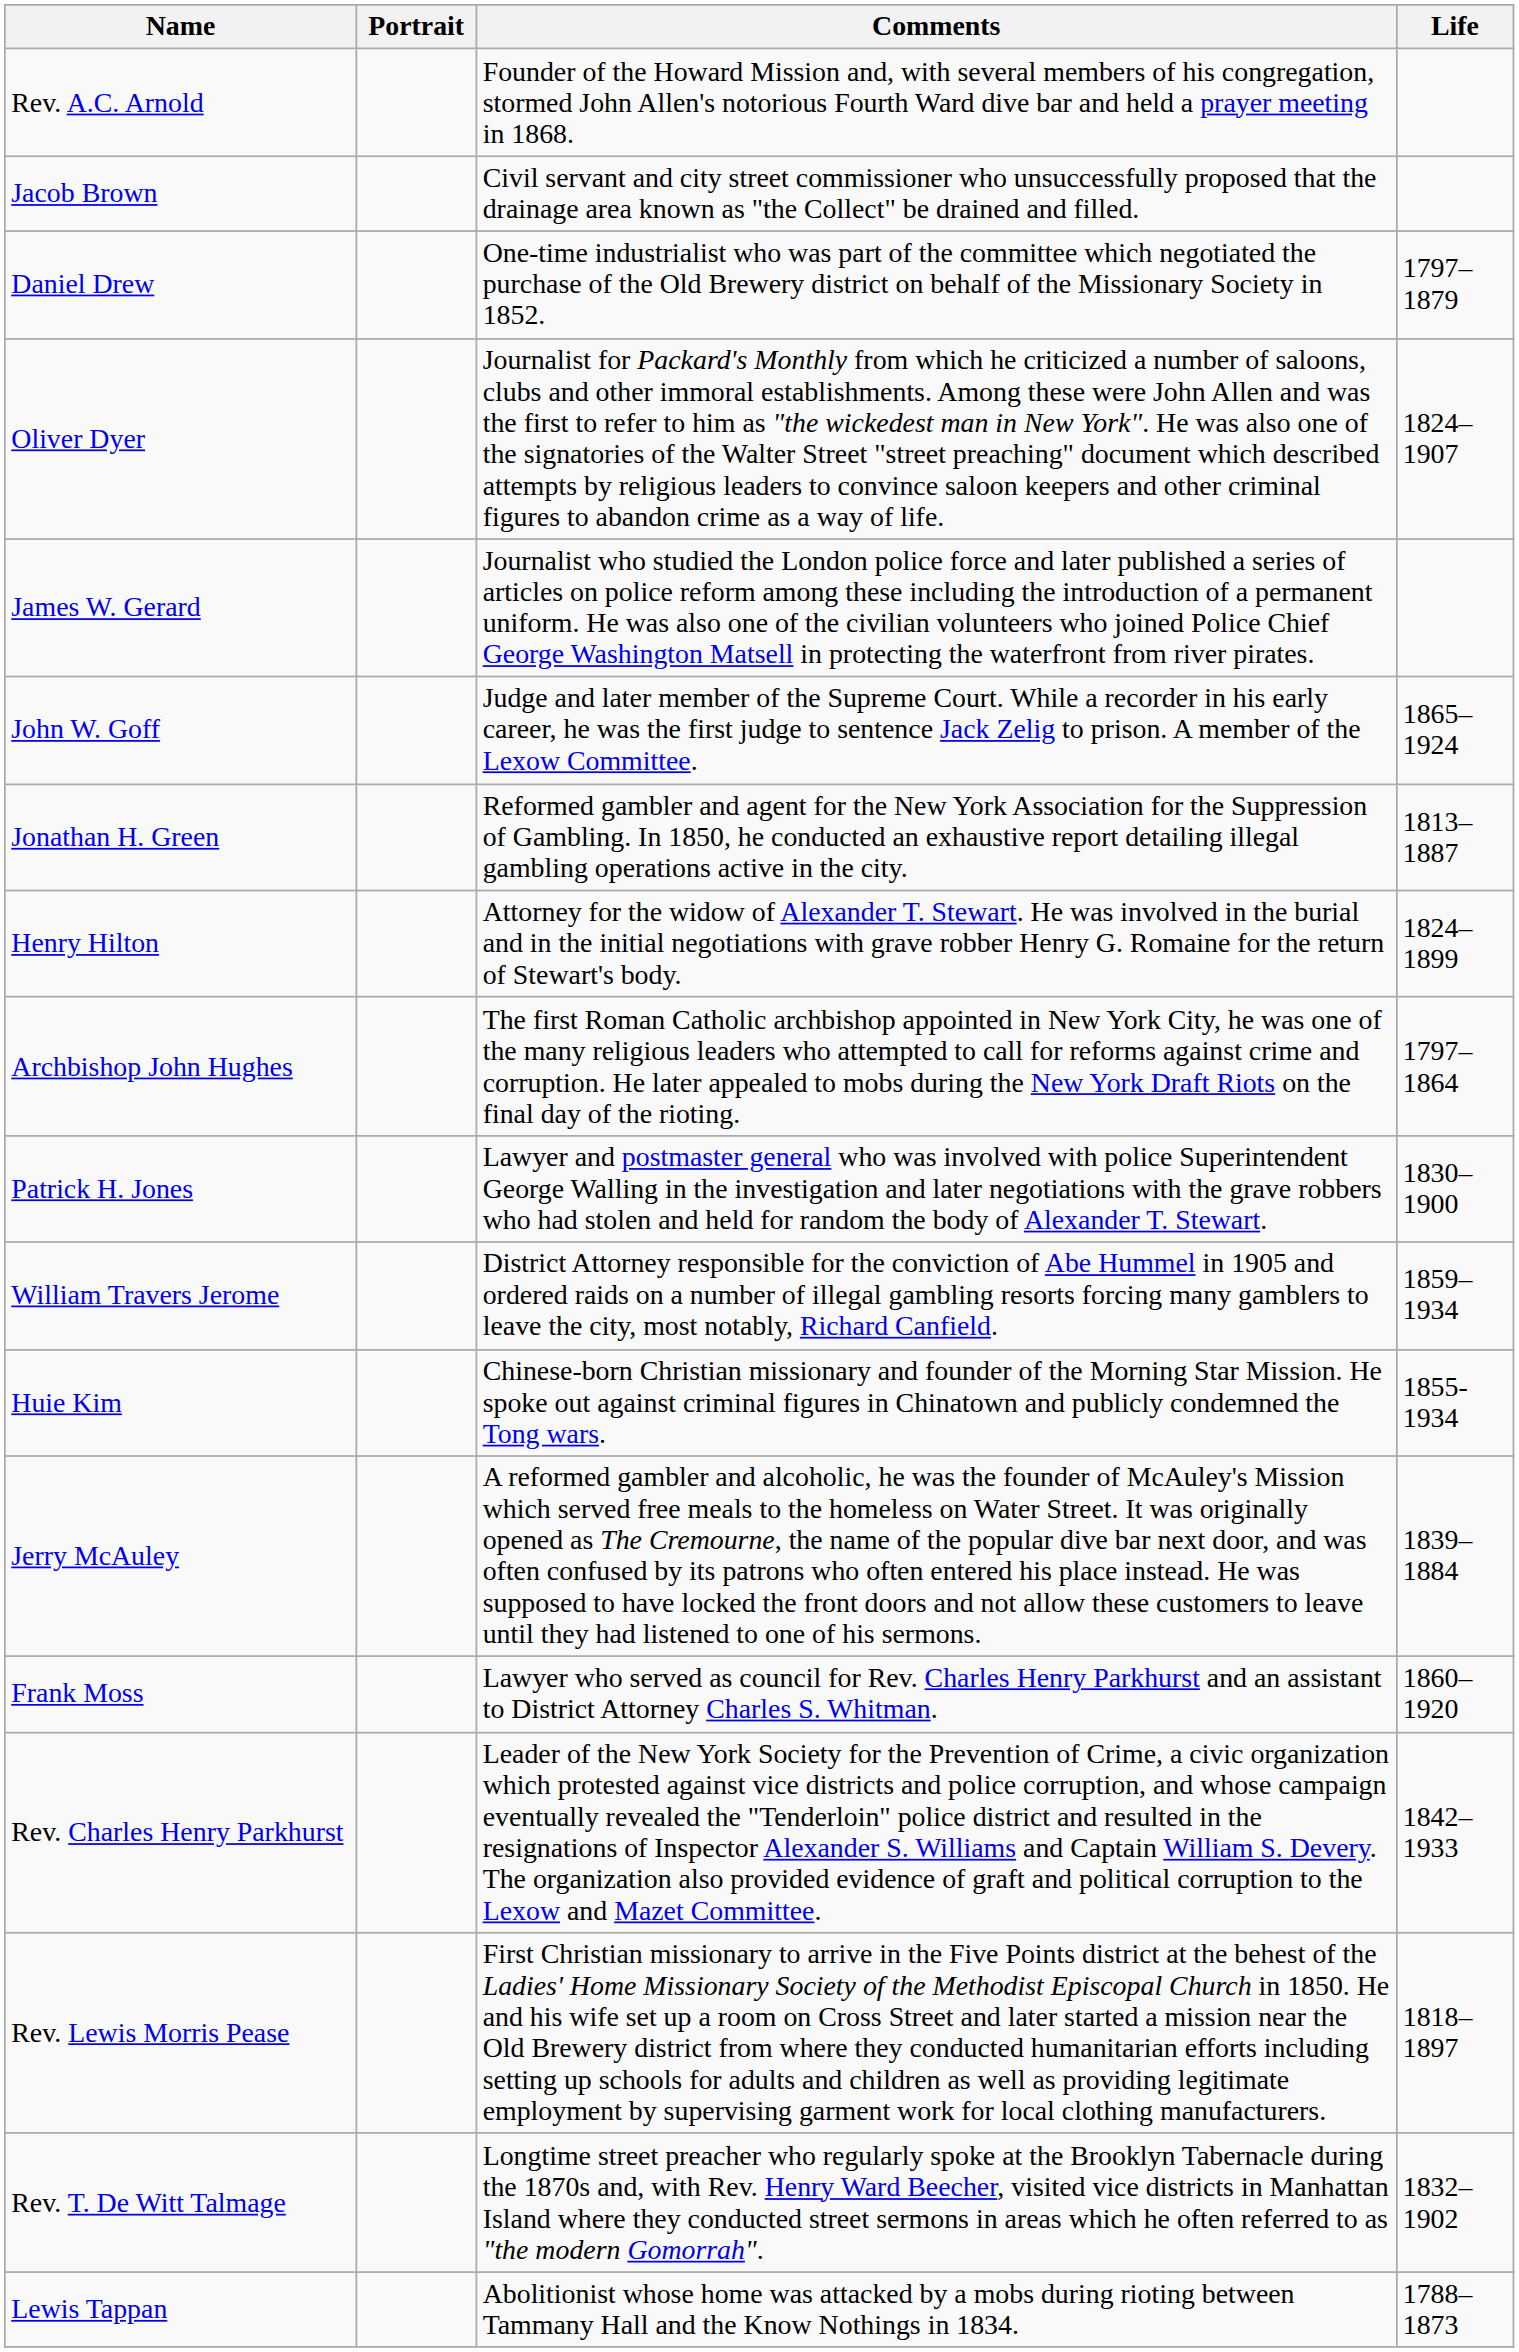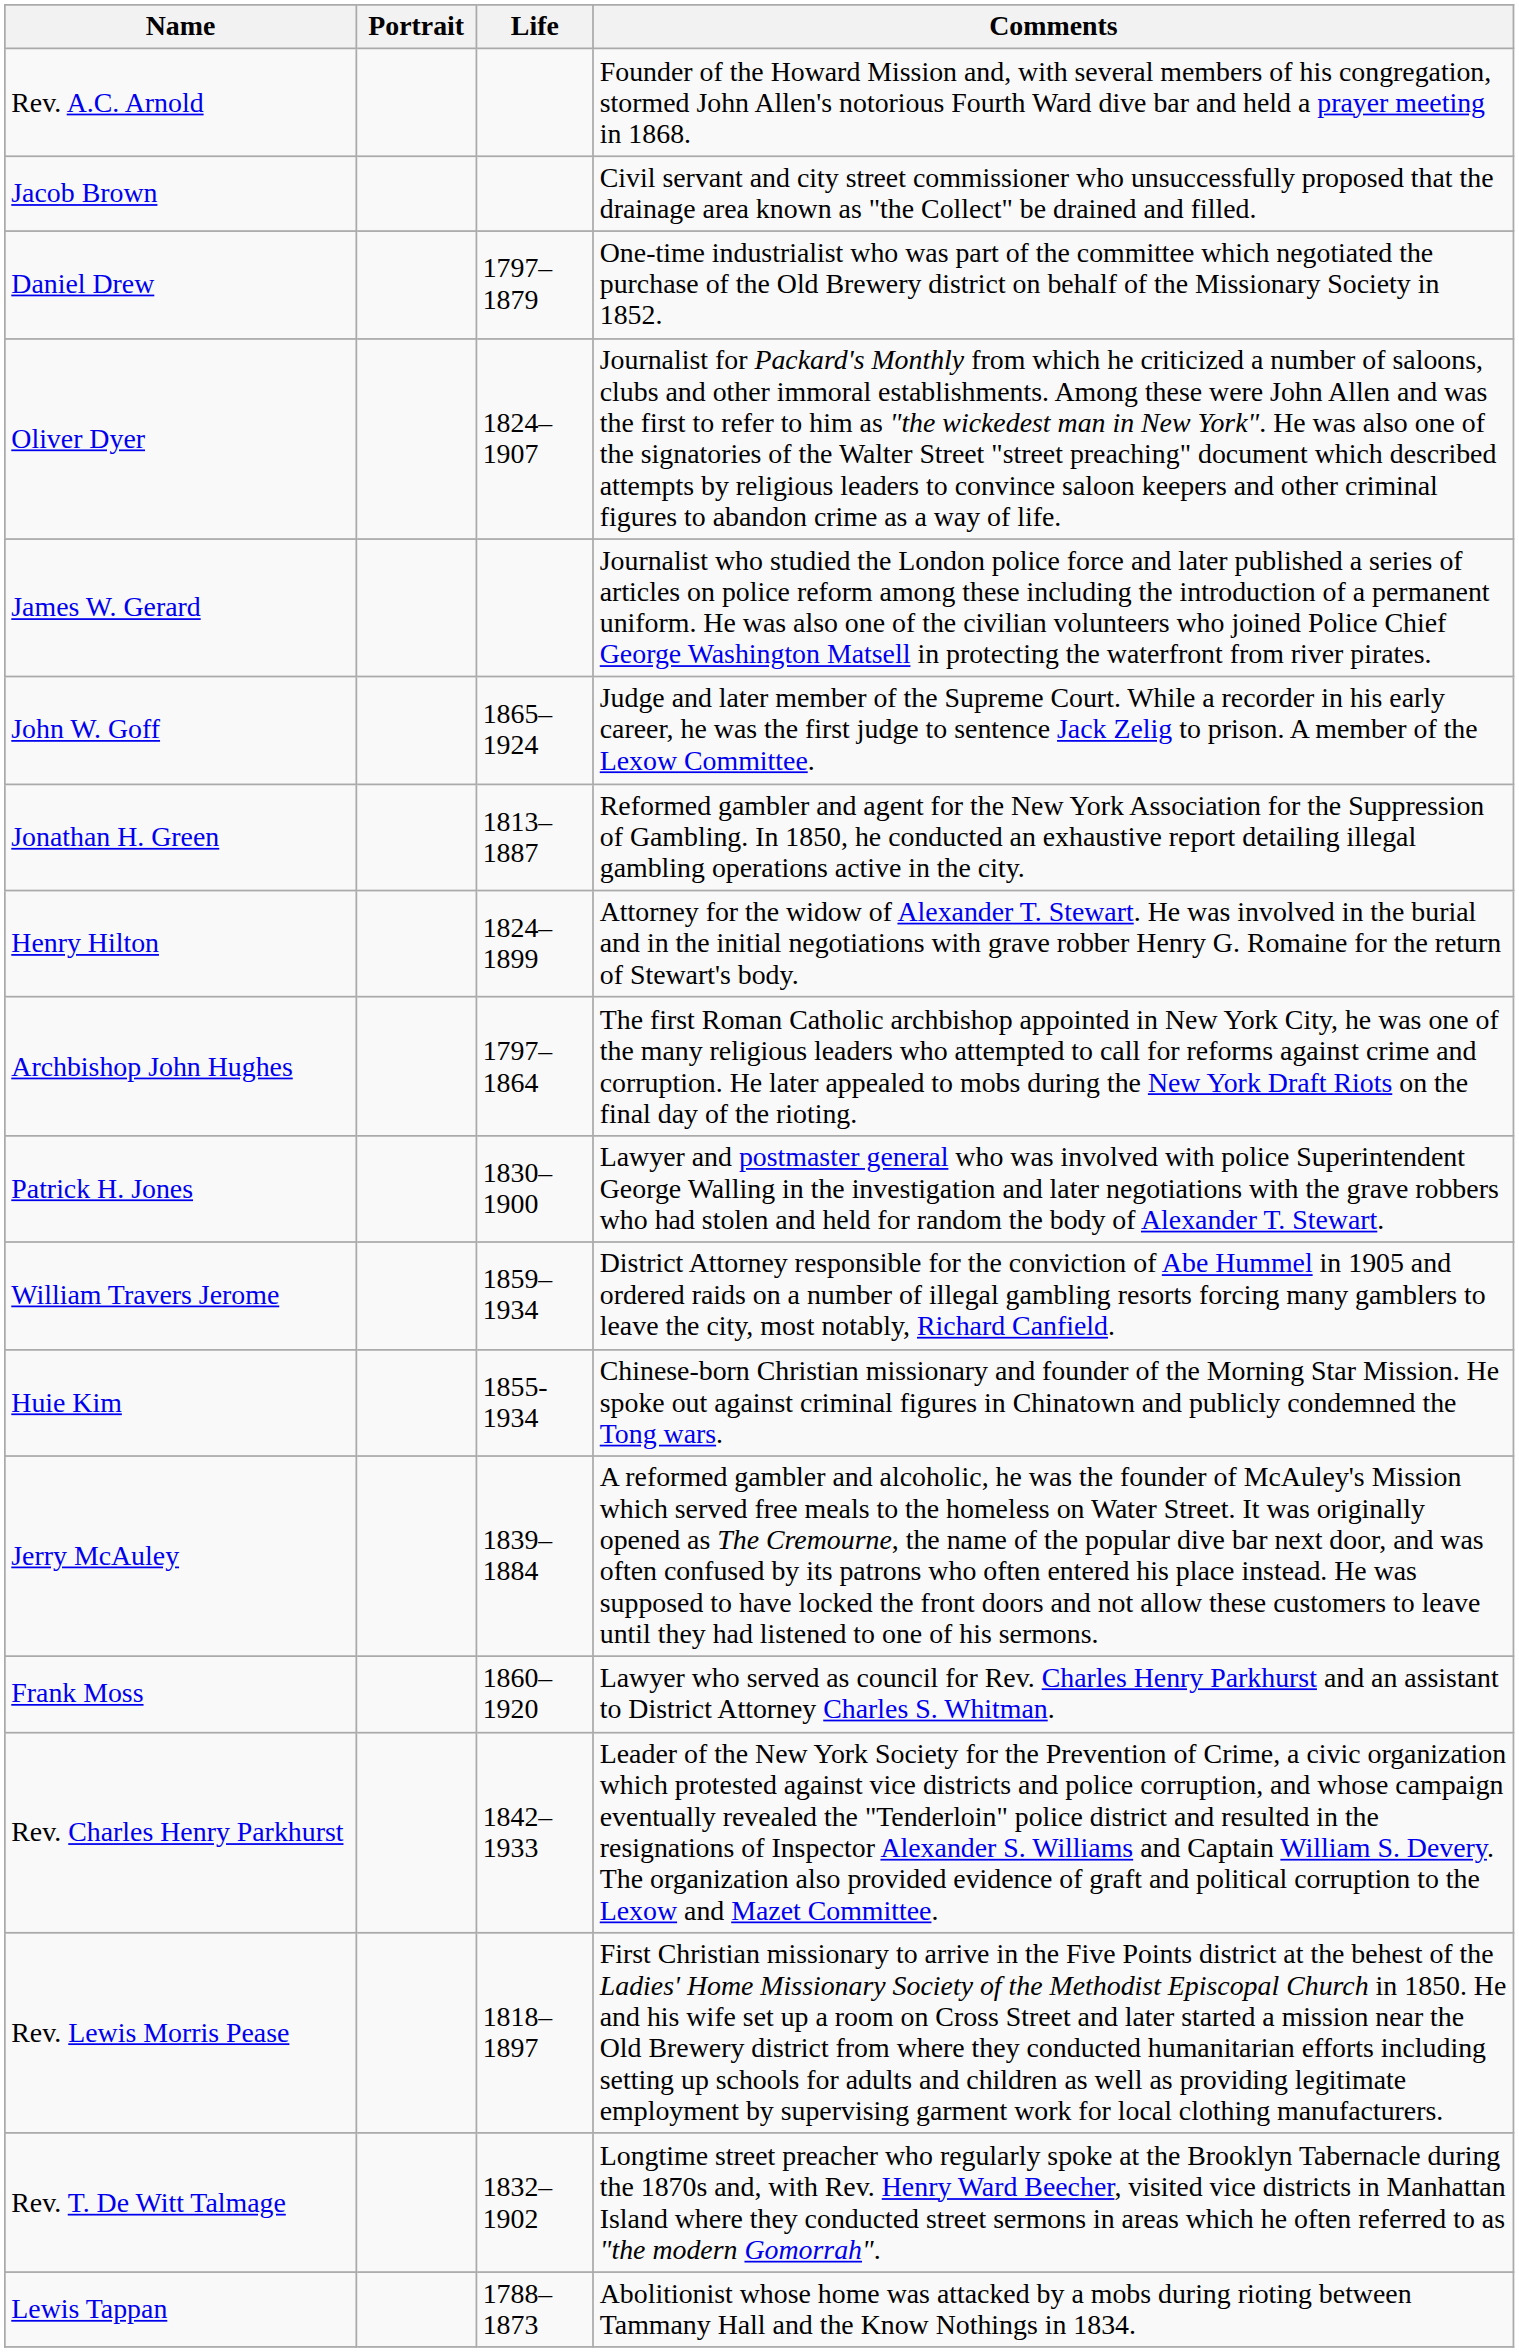columns swapped: (1455, 26) <-> (936, 26)
